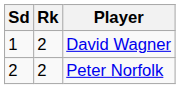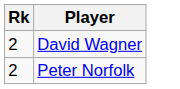- column: (19, 17)
